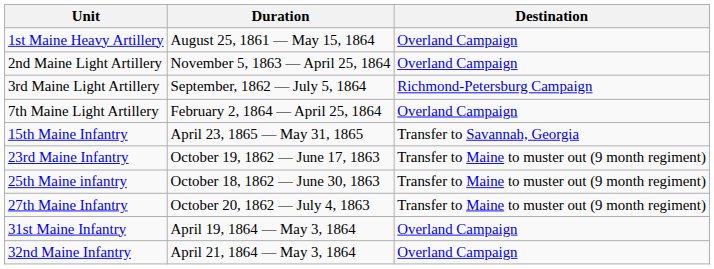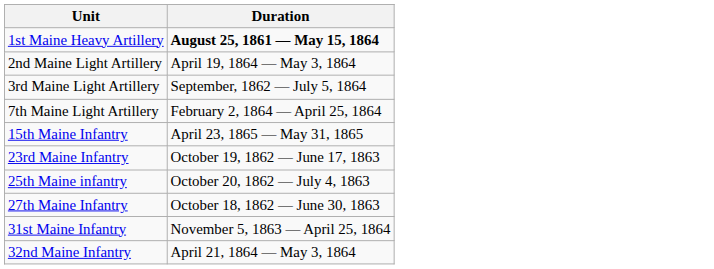- column: (552, 16)
(273, 39) normal -> (275, 39) bold
(280, 63) November 5, 1863 — April 25, 1864 -> (263, 63) April 19, 1864 — May 3, 1864
(275, 181) October 18, 1862 — June 30, 1863 -> (270, 181) October 20, 1862 — July 4, 1863
(270, 205) October 20, 1862 — July 4, 1863 -> (275, 205) October 18, 1862 — June 30, 1863
(263, 228) April 19, 1864 — May 3, 1864 -> (280, 228) November 5, 1863 — April 25, 1864
